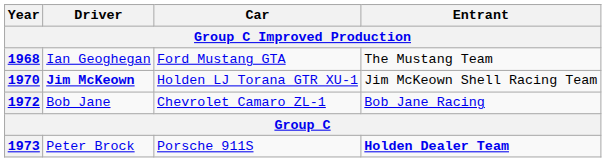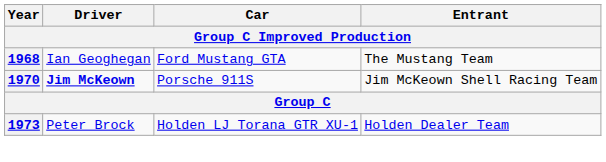(258, 81) Holden LJ Torana GTR XU-1 -> (205, 81) Porsche 911S
- row: (24, 103)
(205, 146) Porsche 911S -> (258, 125) Holden LJ Torana GTR XU-1
(437, 146) bold -> (437, 125) normal
